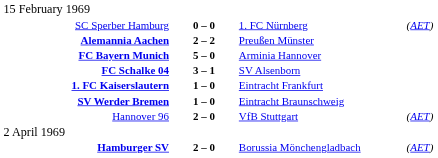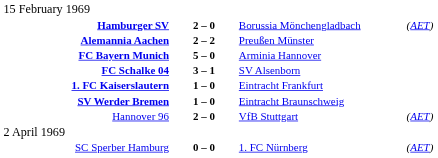rows swapped: (133, 147) <-> (122, 25)
